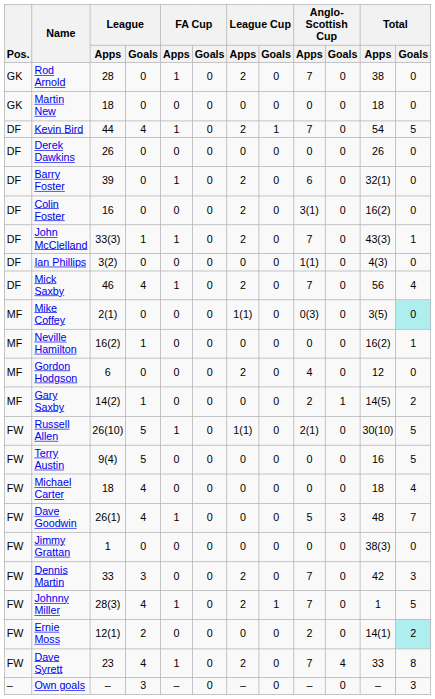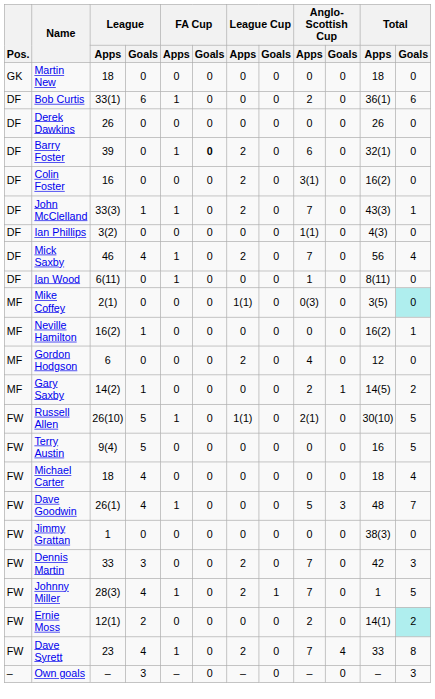- row: (50, 77)
- row: (59, 129)
+ row: (59, 100)
(210, 181) normal -> (210, 152) bold
+ row: (57, 279)
